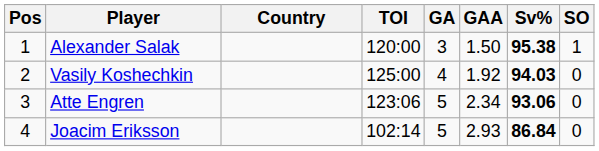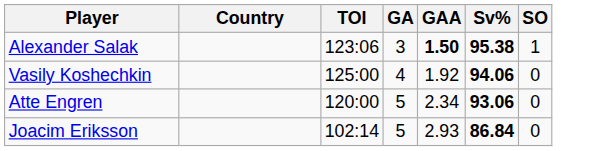- column: (25, 18)
(393, 46) 120:00 -> (352, 46) 123:06
(483, 46) normal -> (442, 46) bold
(533, 74) 94.03 -> (492, 74) 94.06
(393, 103) 123:06 -> (352, 103) 120:00
